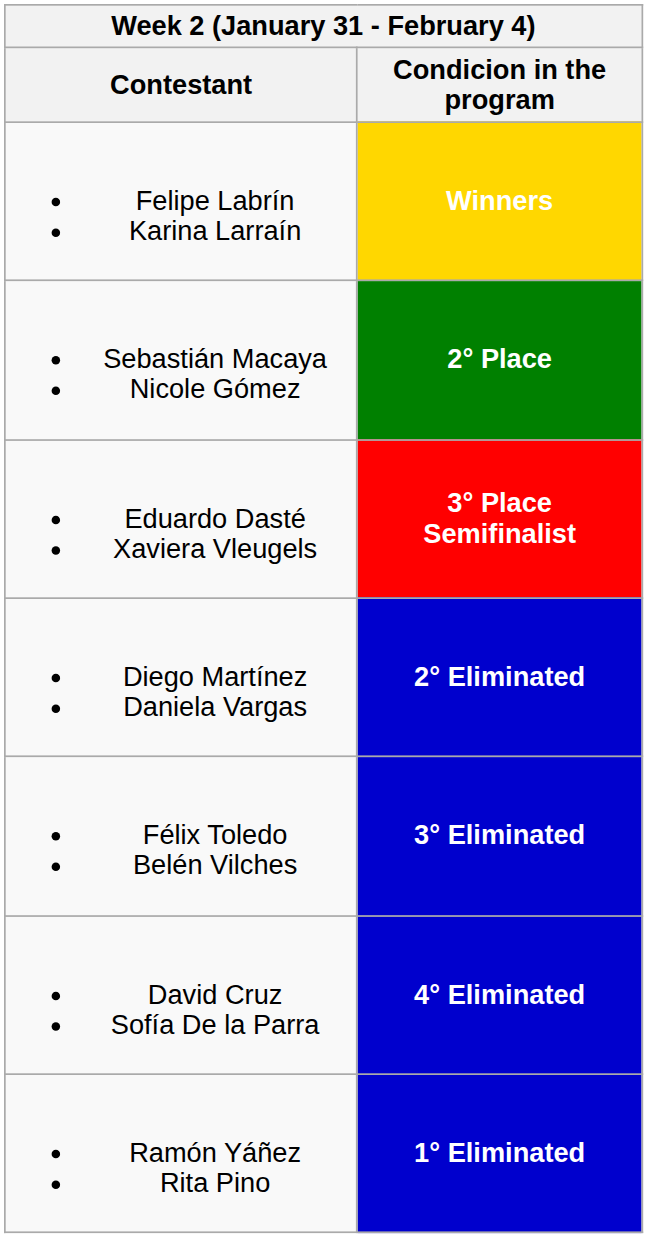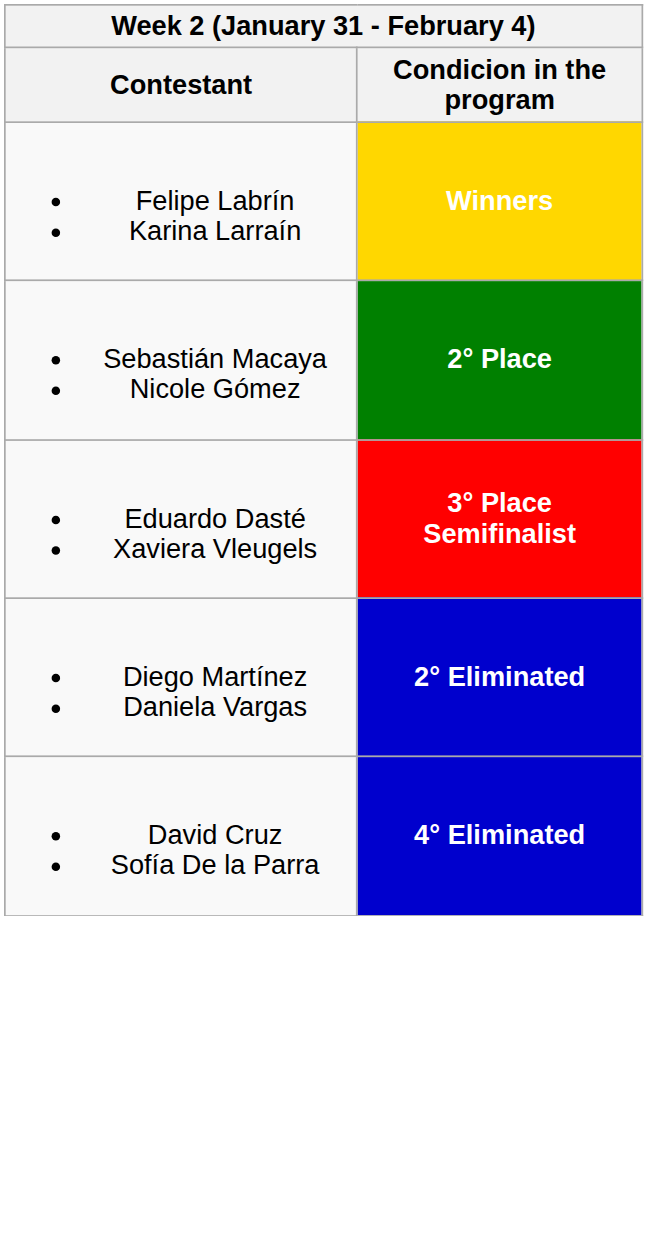- row: (181, 851)
- row: (181, 1169)
